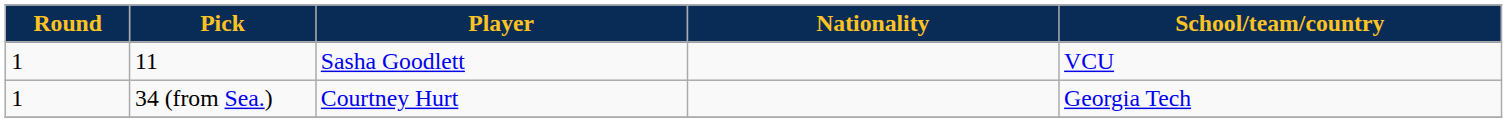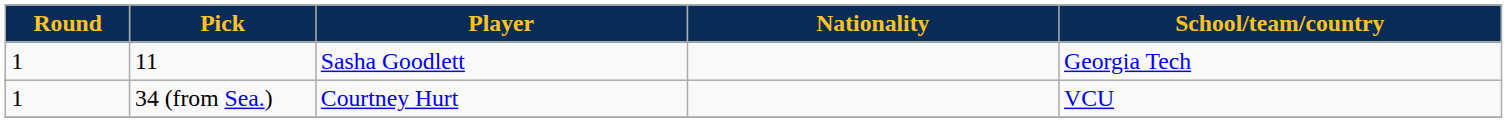(1089, 60) VCU -> (1128, 60) Georgia Tech
(1128, 98) Georgia Tech -> (1089, 98) VCU
